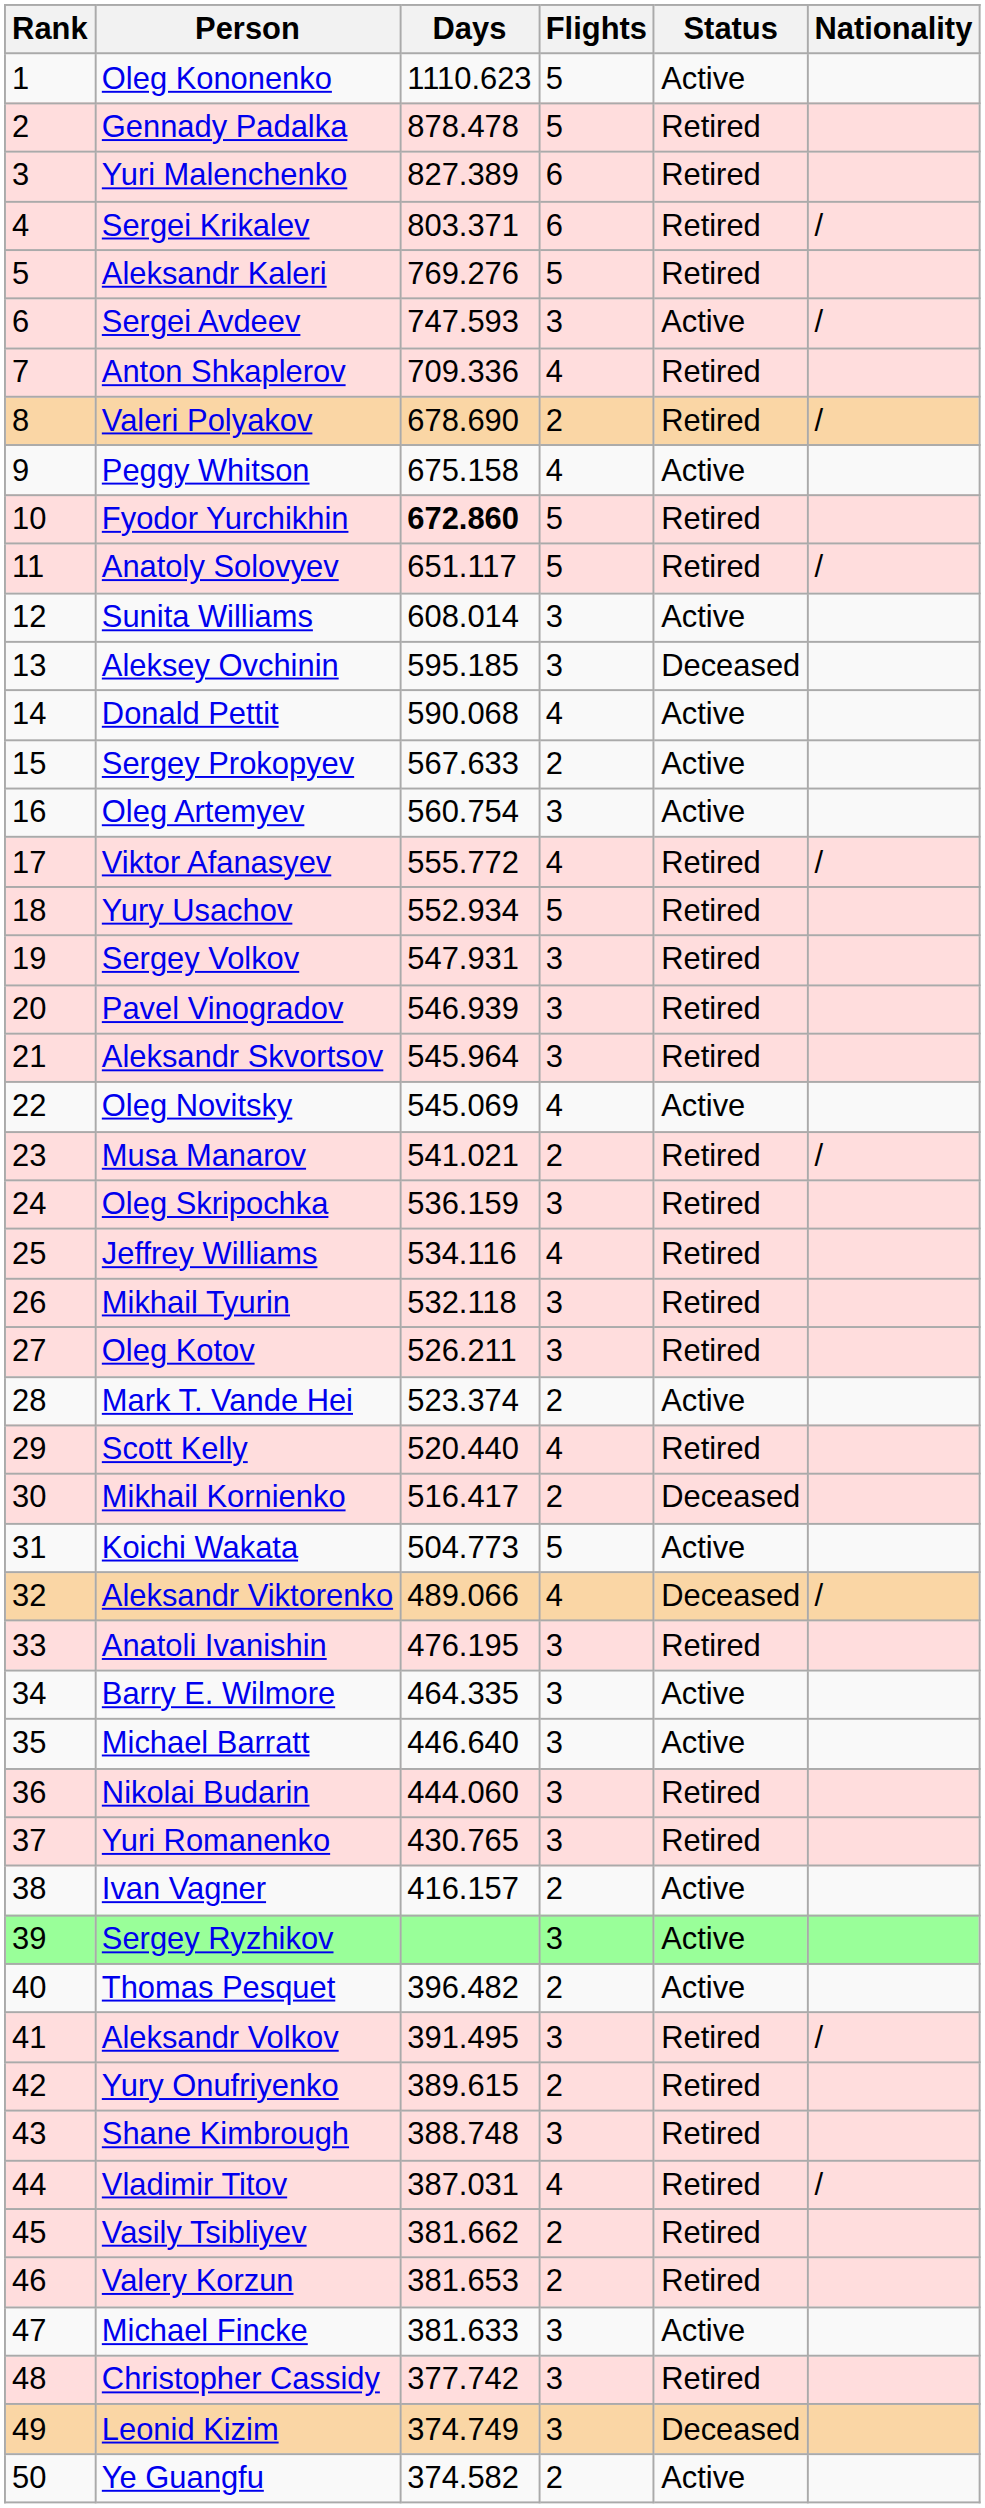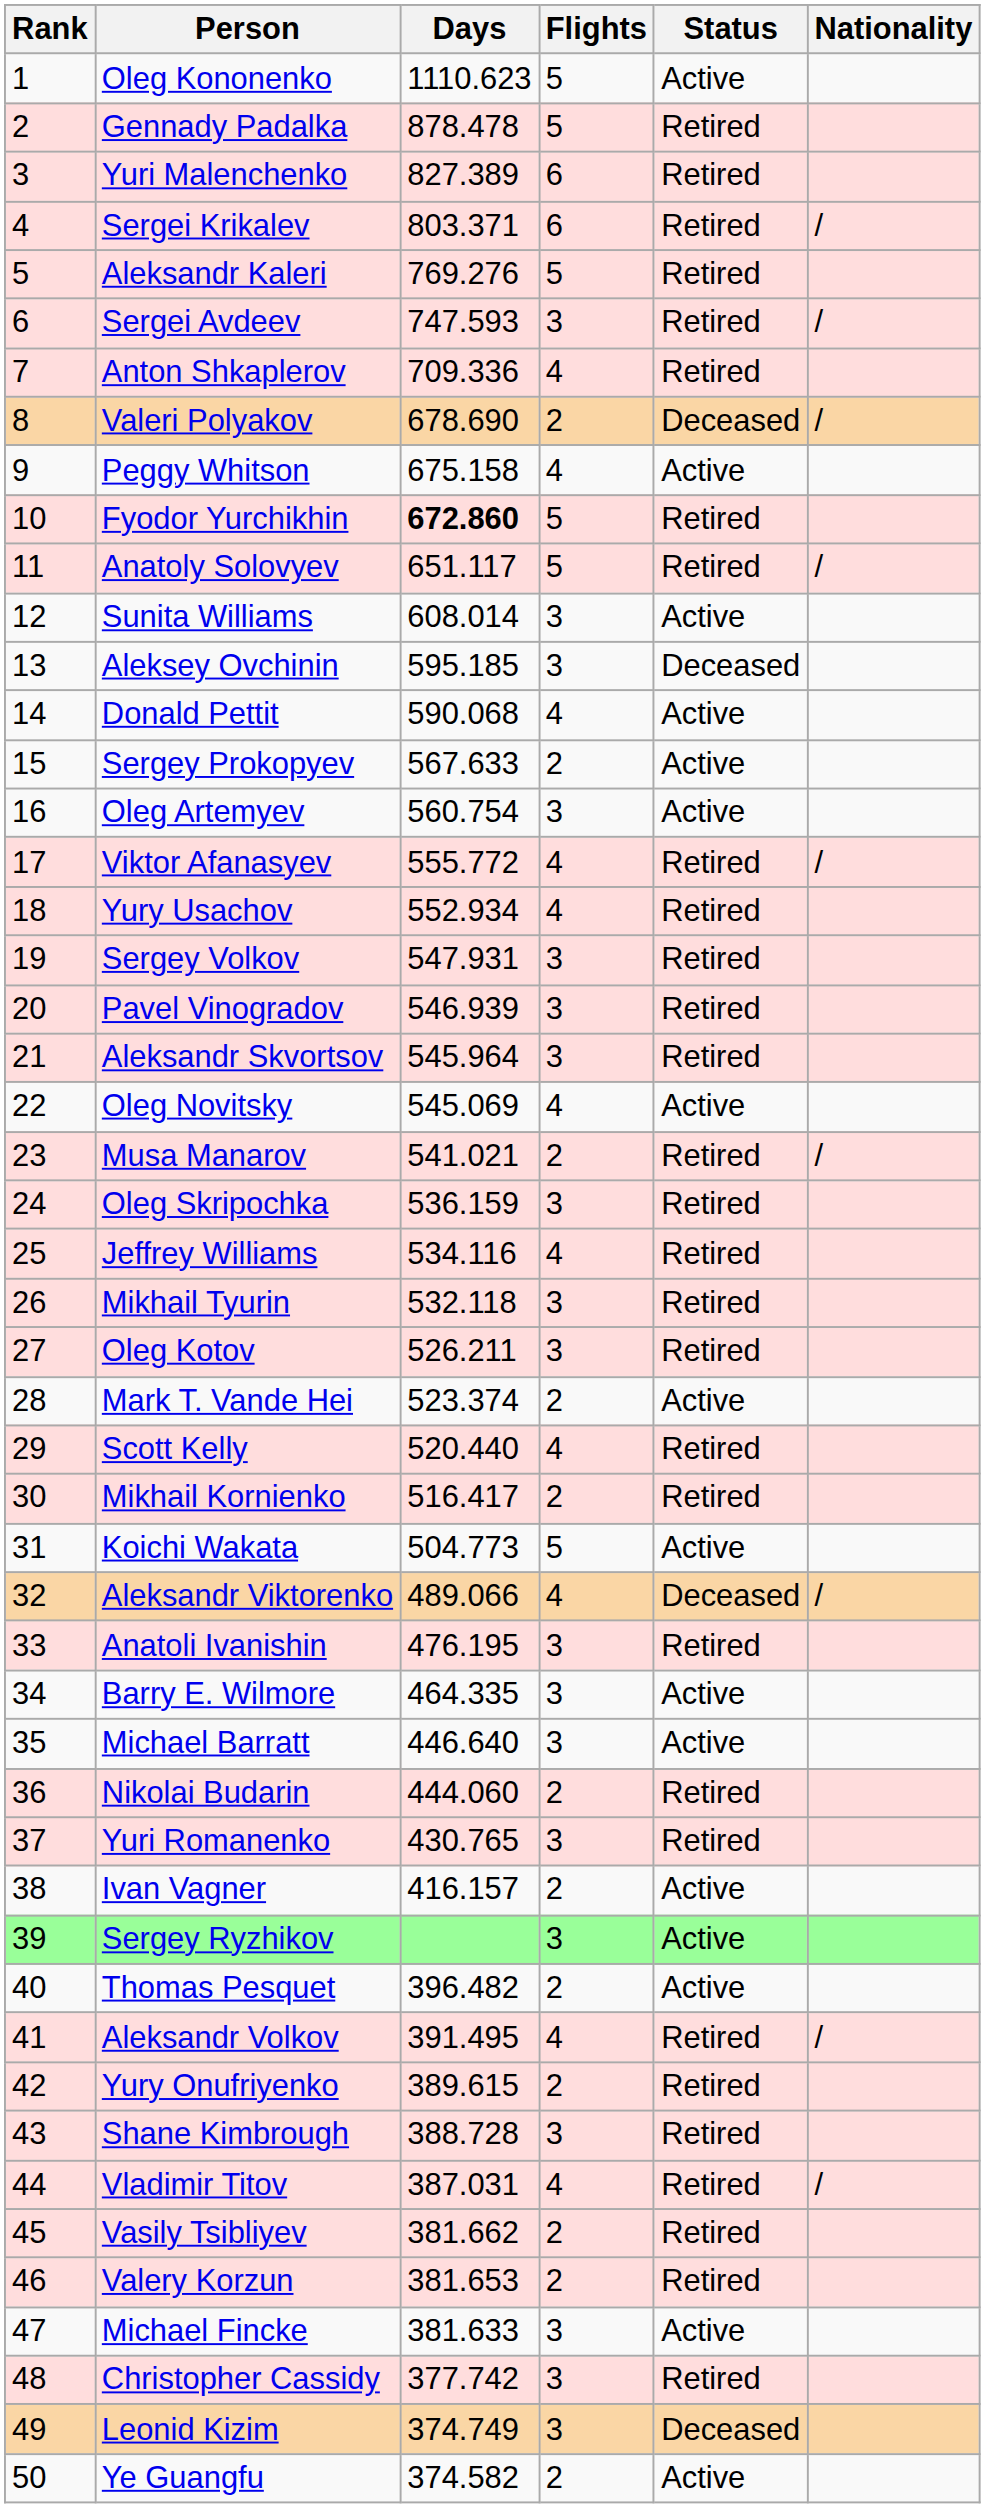(703, 322) Active -> (711, 322) Retired
(711, 420) Retired -> (731, 420) Deceased
(554, 910) 5 -> (554, 910) 4
(731, 1498) Deceased -> (711, 1498) Retired
(554, 1792) 3 -> (554, 1792) 2
(554, 2036) 3 -> (554, 2036) 4
(463, 2134) 388.748 -> (463, 2134) 388.728
